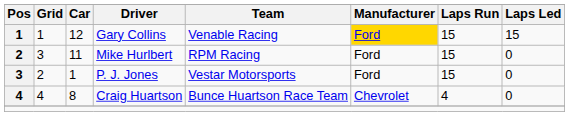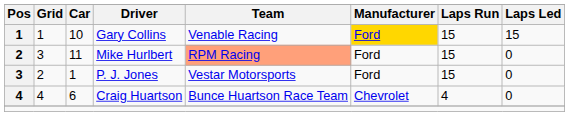(76, 34) 12 -> (76, 34) 10
(224, 55) no background -> (224, 55) lightsalmon background
(72, 95) 8 -> (72, 95) 6
